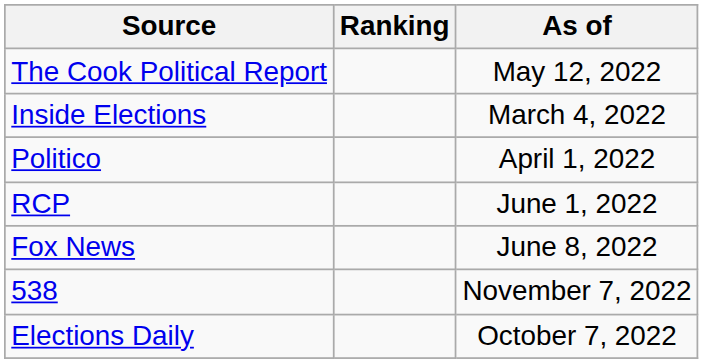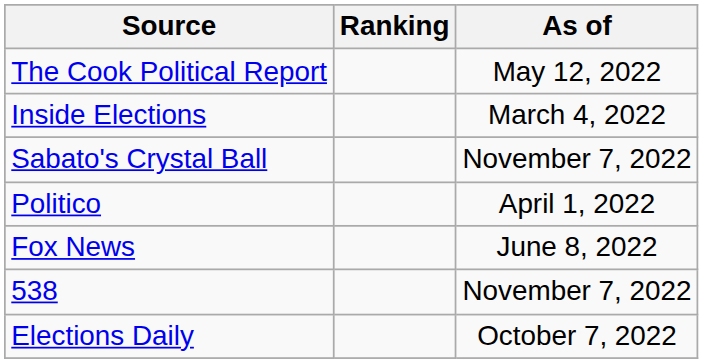+ row: (139, 159)
- row: (41, 203)
